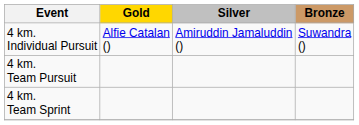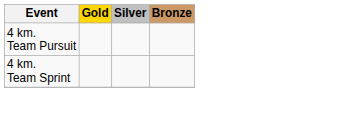- row: (52, 39)
